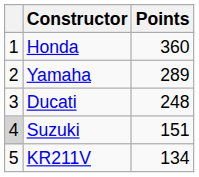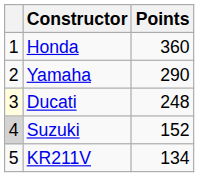(175, 75) 289 -> (175, 75) 290
(14, 102) no background -> (14, 102) lightyellow background
(175, 130) 151 -> (175, 130) 152
